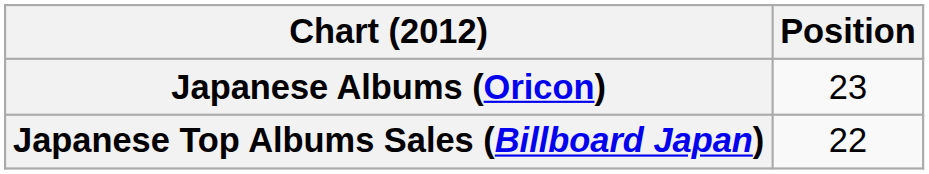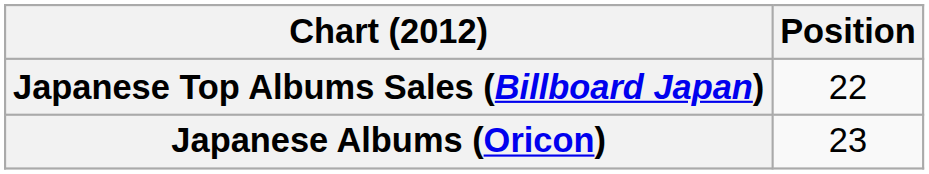rows swapped: (389, 86) <-> (389, 140)
